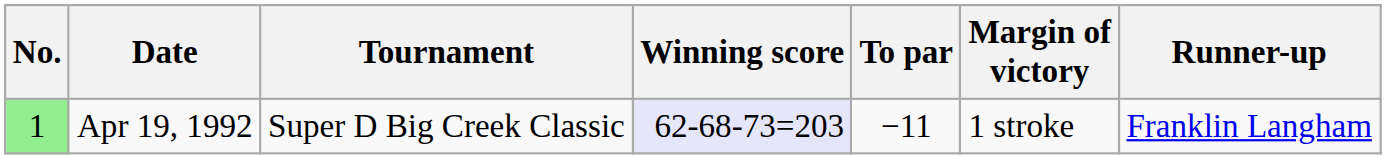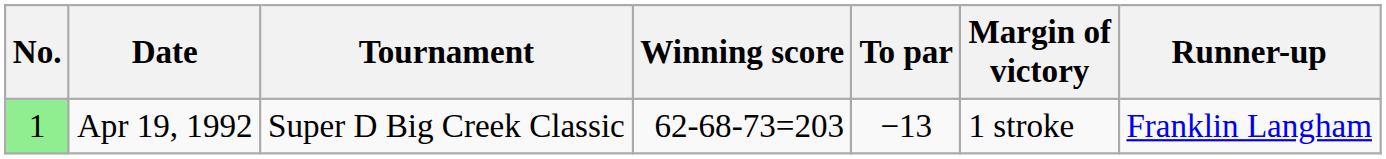(749, 125) lavender background -> (749, 125) no background
(906, 125) −11 -> (906, 125) −13
